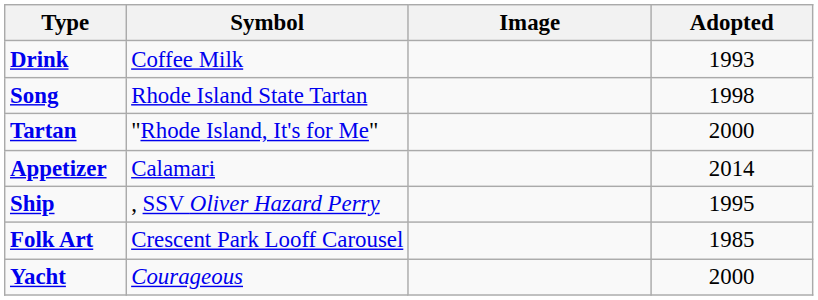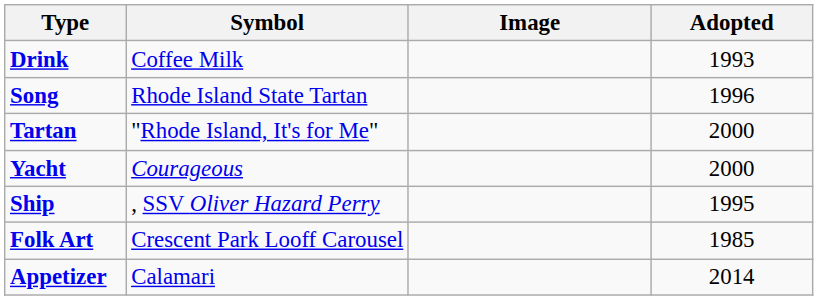(732, 95) 1998 -> (732, 95) 1996
rows swapped: (38, 276) <-> (58, 167)
